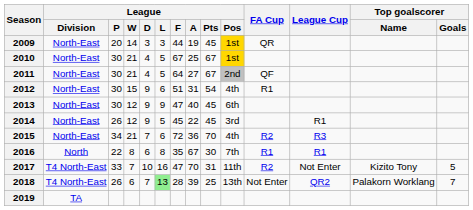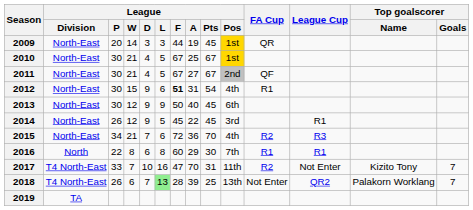(178, 74) 64 -> (178, 74) 67
(178, 89) normal -> (178, 89) bold
(178, 105) 47 -> (178, 105) 50
(178, 151) 35 -> (178, 151) 60
(193, 151) 67 -> (193, 151) 29
(453, 167) 5 -> (453, 167) 7
